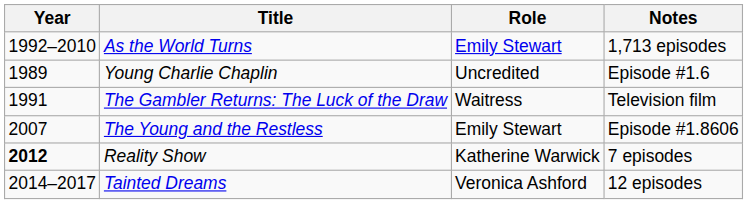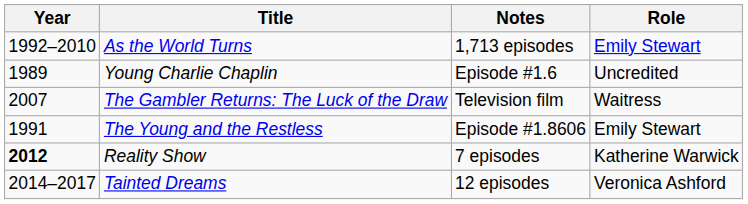columns swapped: (527, 18) <-> (673, 18)
(28, 101) 1991 -> (28, 101) 2007
(28, 128) 2007 -> (28, 128) 1991
